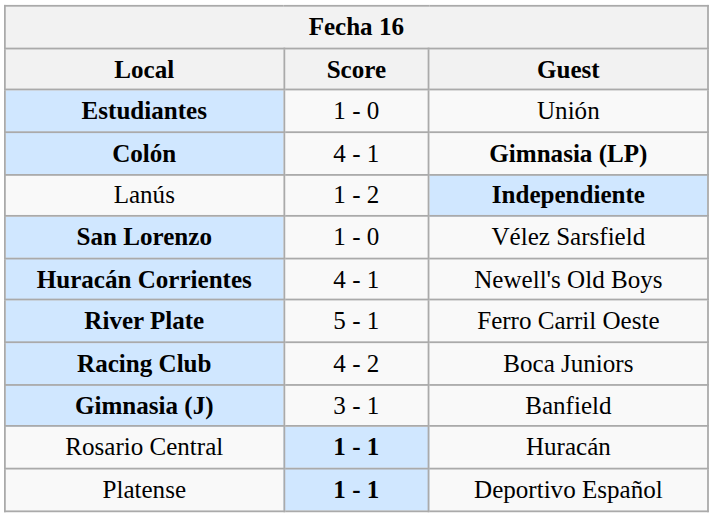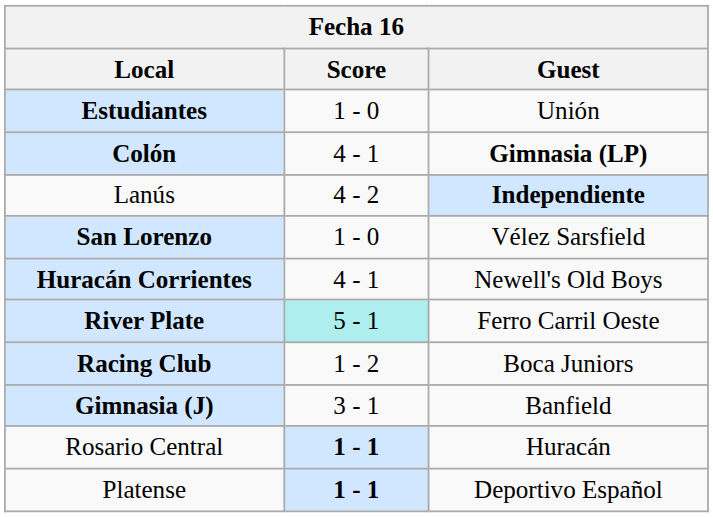(356, 194) 1 - 2 -> (356, 194) 4 - 2
(356, 320) no background -> (356, 320) paleturquoise background
(356, 363) 4 - 2 -> (356, 363) 1 - 2
